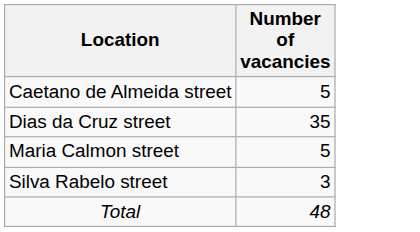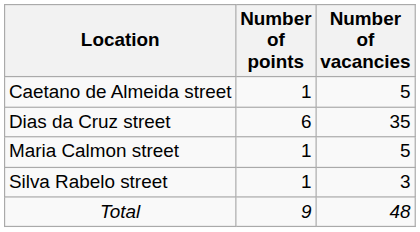+ column: (276, 40)
